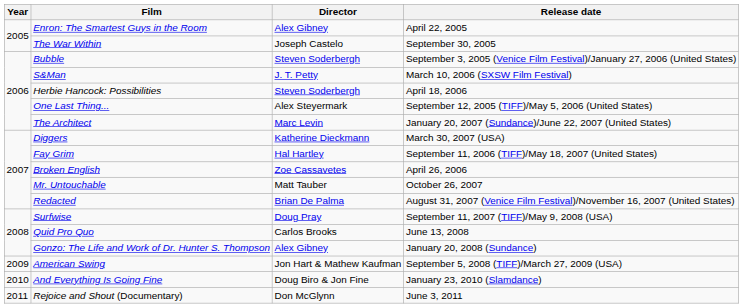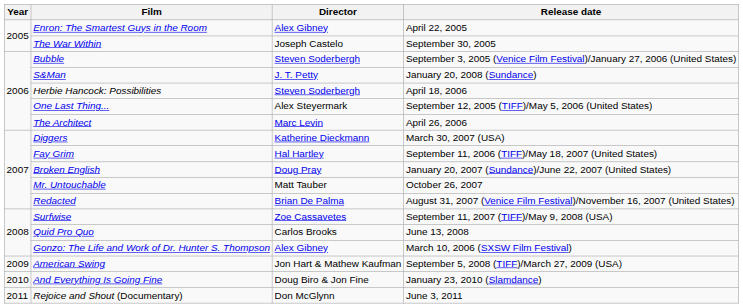(489, 75) March 10, 2006 (SXSW Film Festival) -> (471, 75) January 20, 2008 (Sundance)
(539, 122) January 20, 2007 (Sundance)/June 22, 2007 (United States) -> (437, 122) April 26, 2006
(310, 169) Zoe Cassavetes -> (298, 169) Doug Pray
(437, 169) April 26, 2006 -> (539, 169) January 20, 2007 (Sundance)/June 22, 2007 (United States)
(298, 216) Doug Pray -> (310, 216) Zoe Cassavetes
(471, 248) January 20, 2008 (Sundance) -> (489, 248) March 10, 2006 (SXSW Film Festival)
